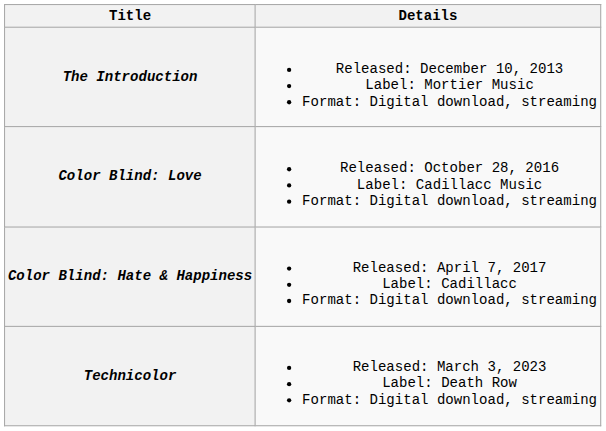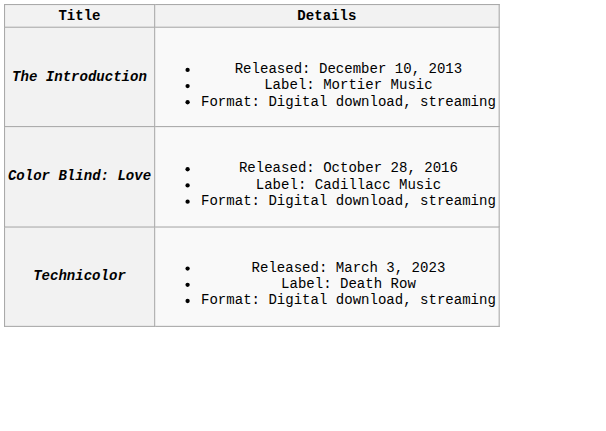- row: (130, 276)
